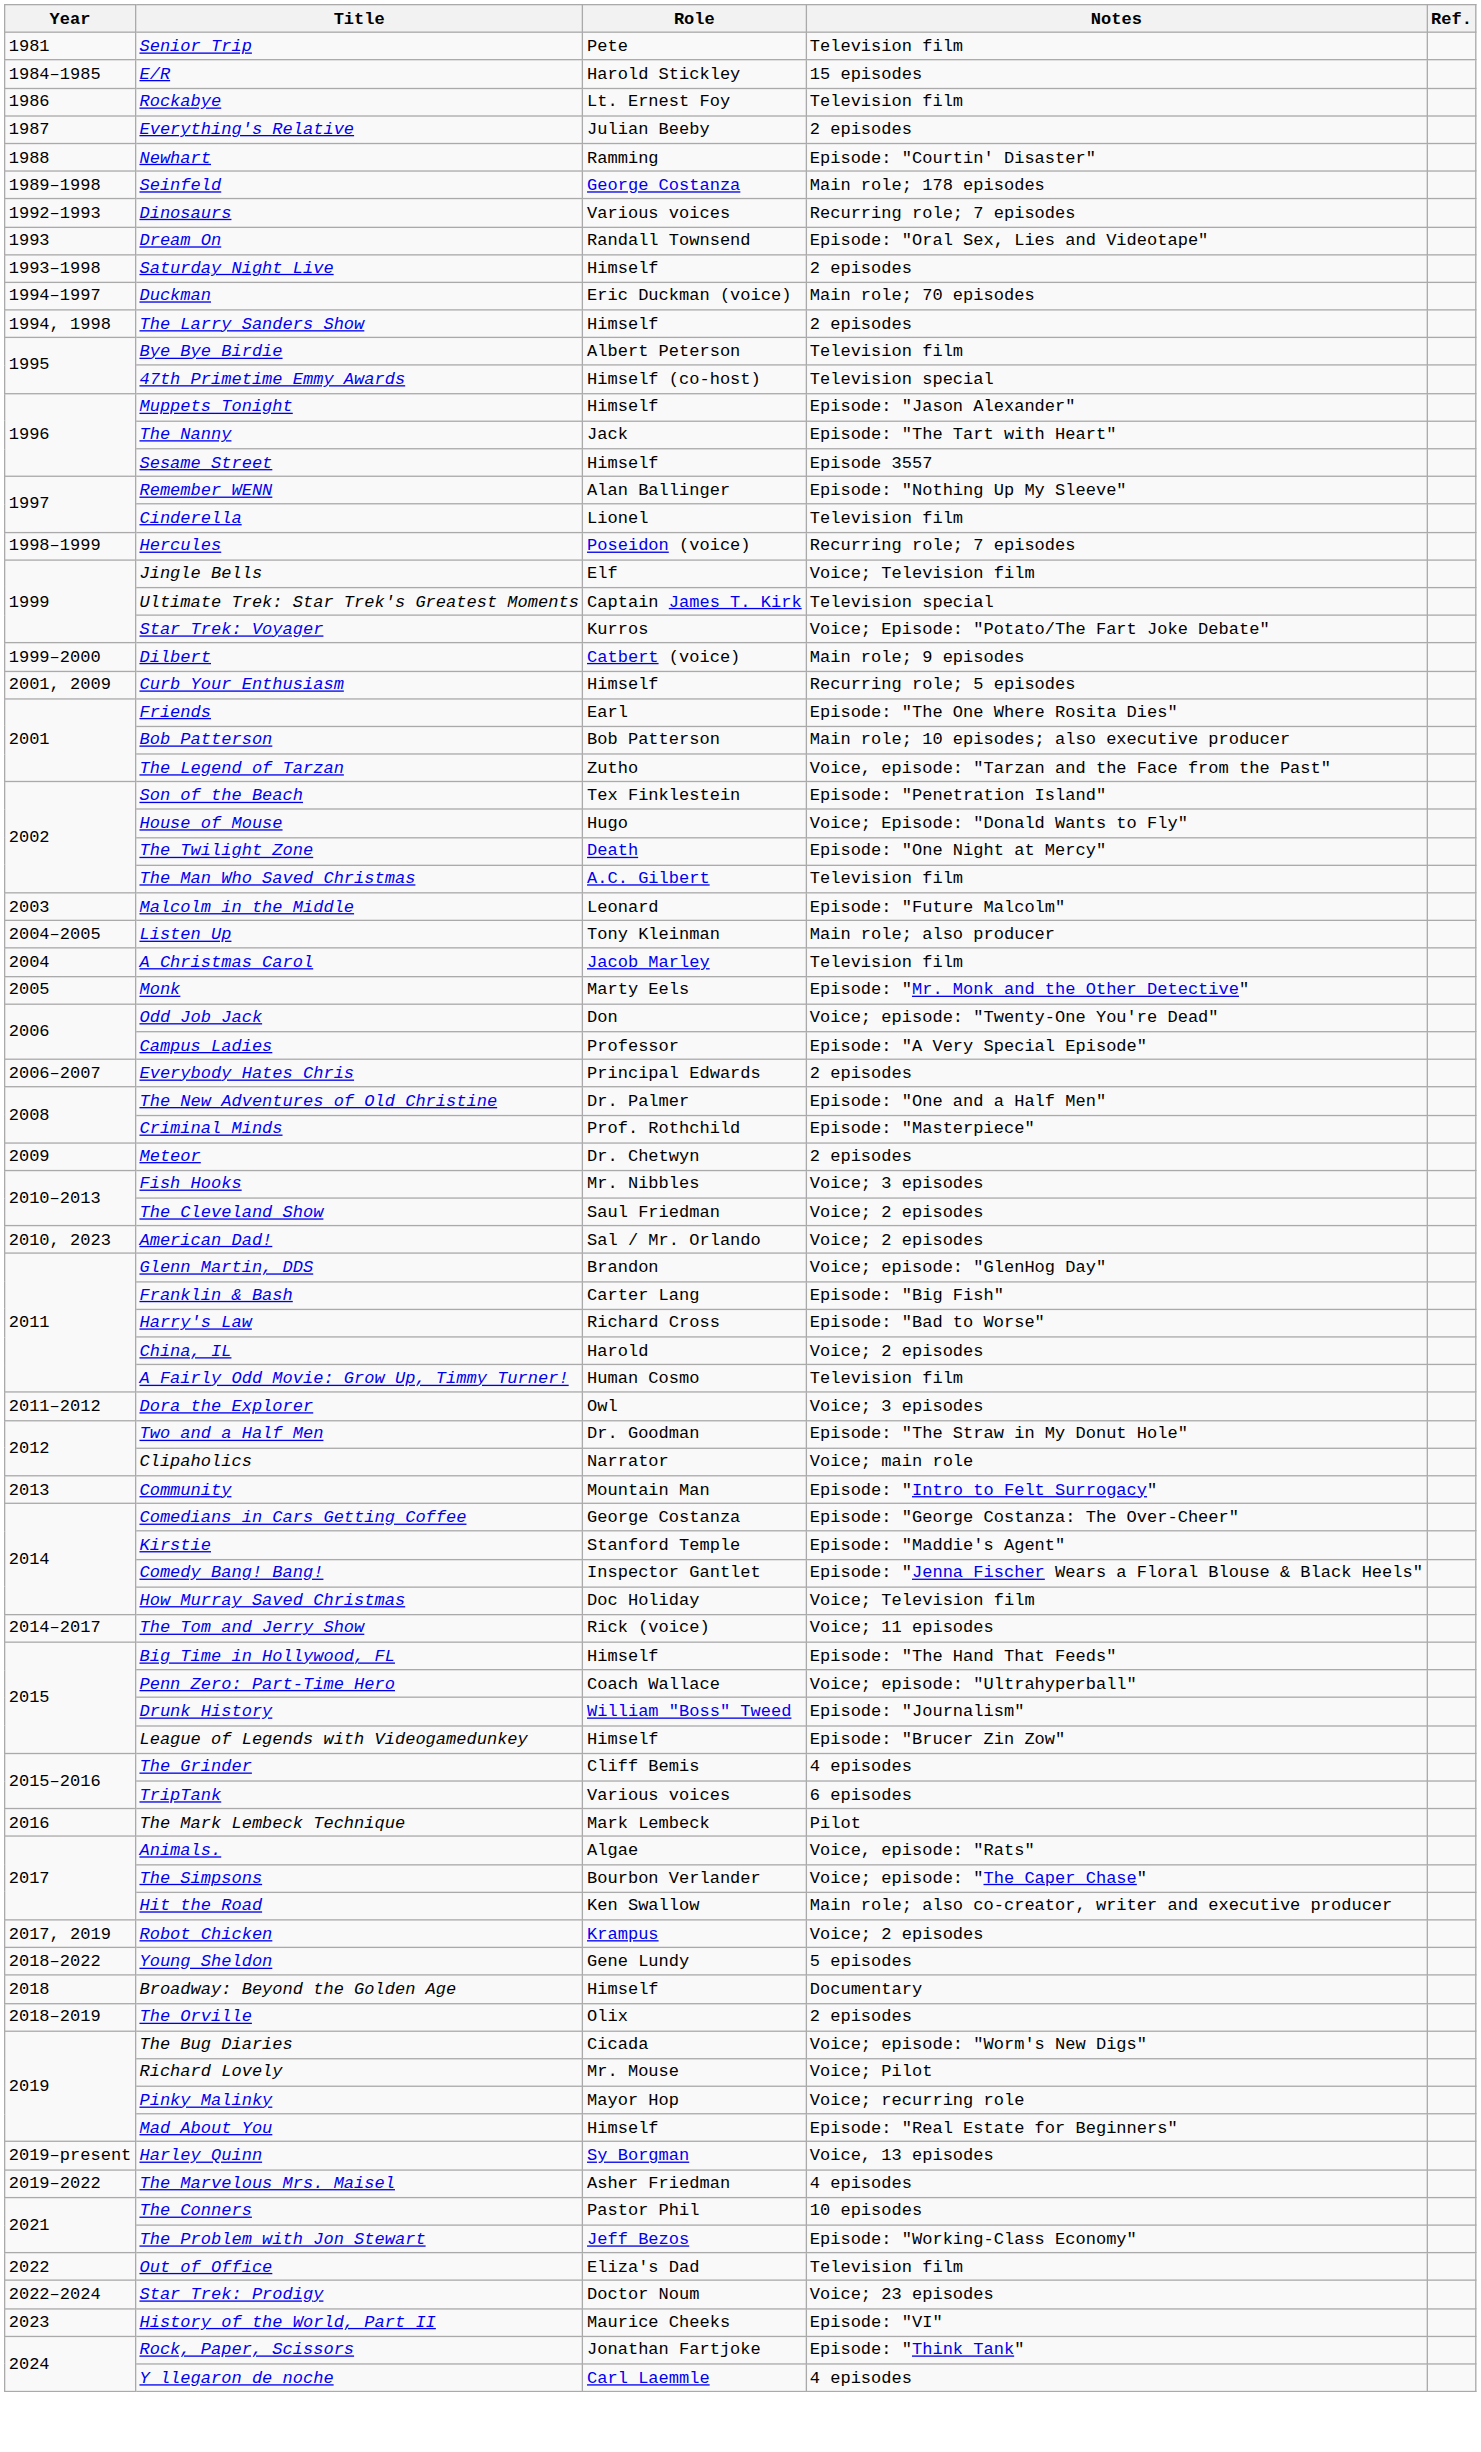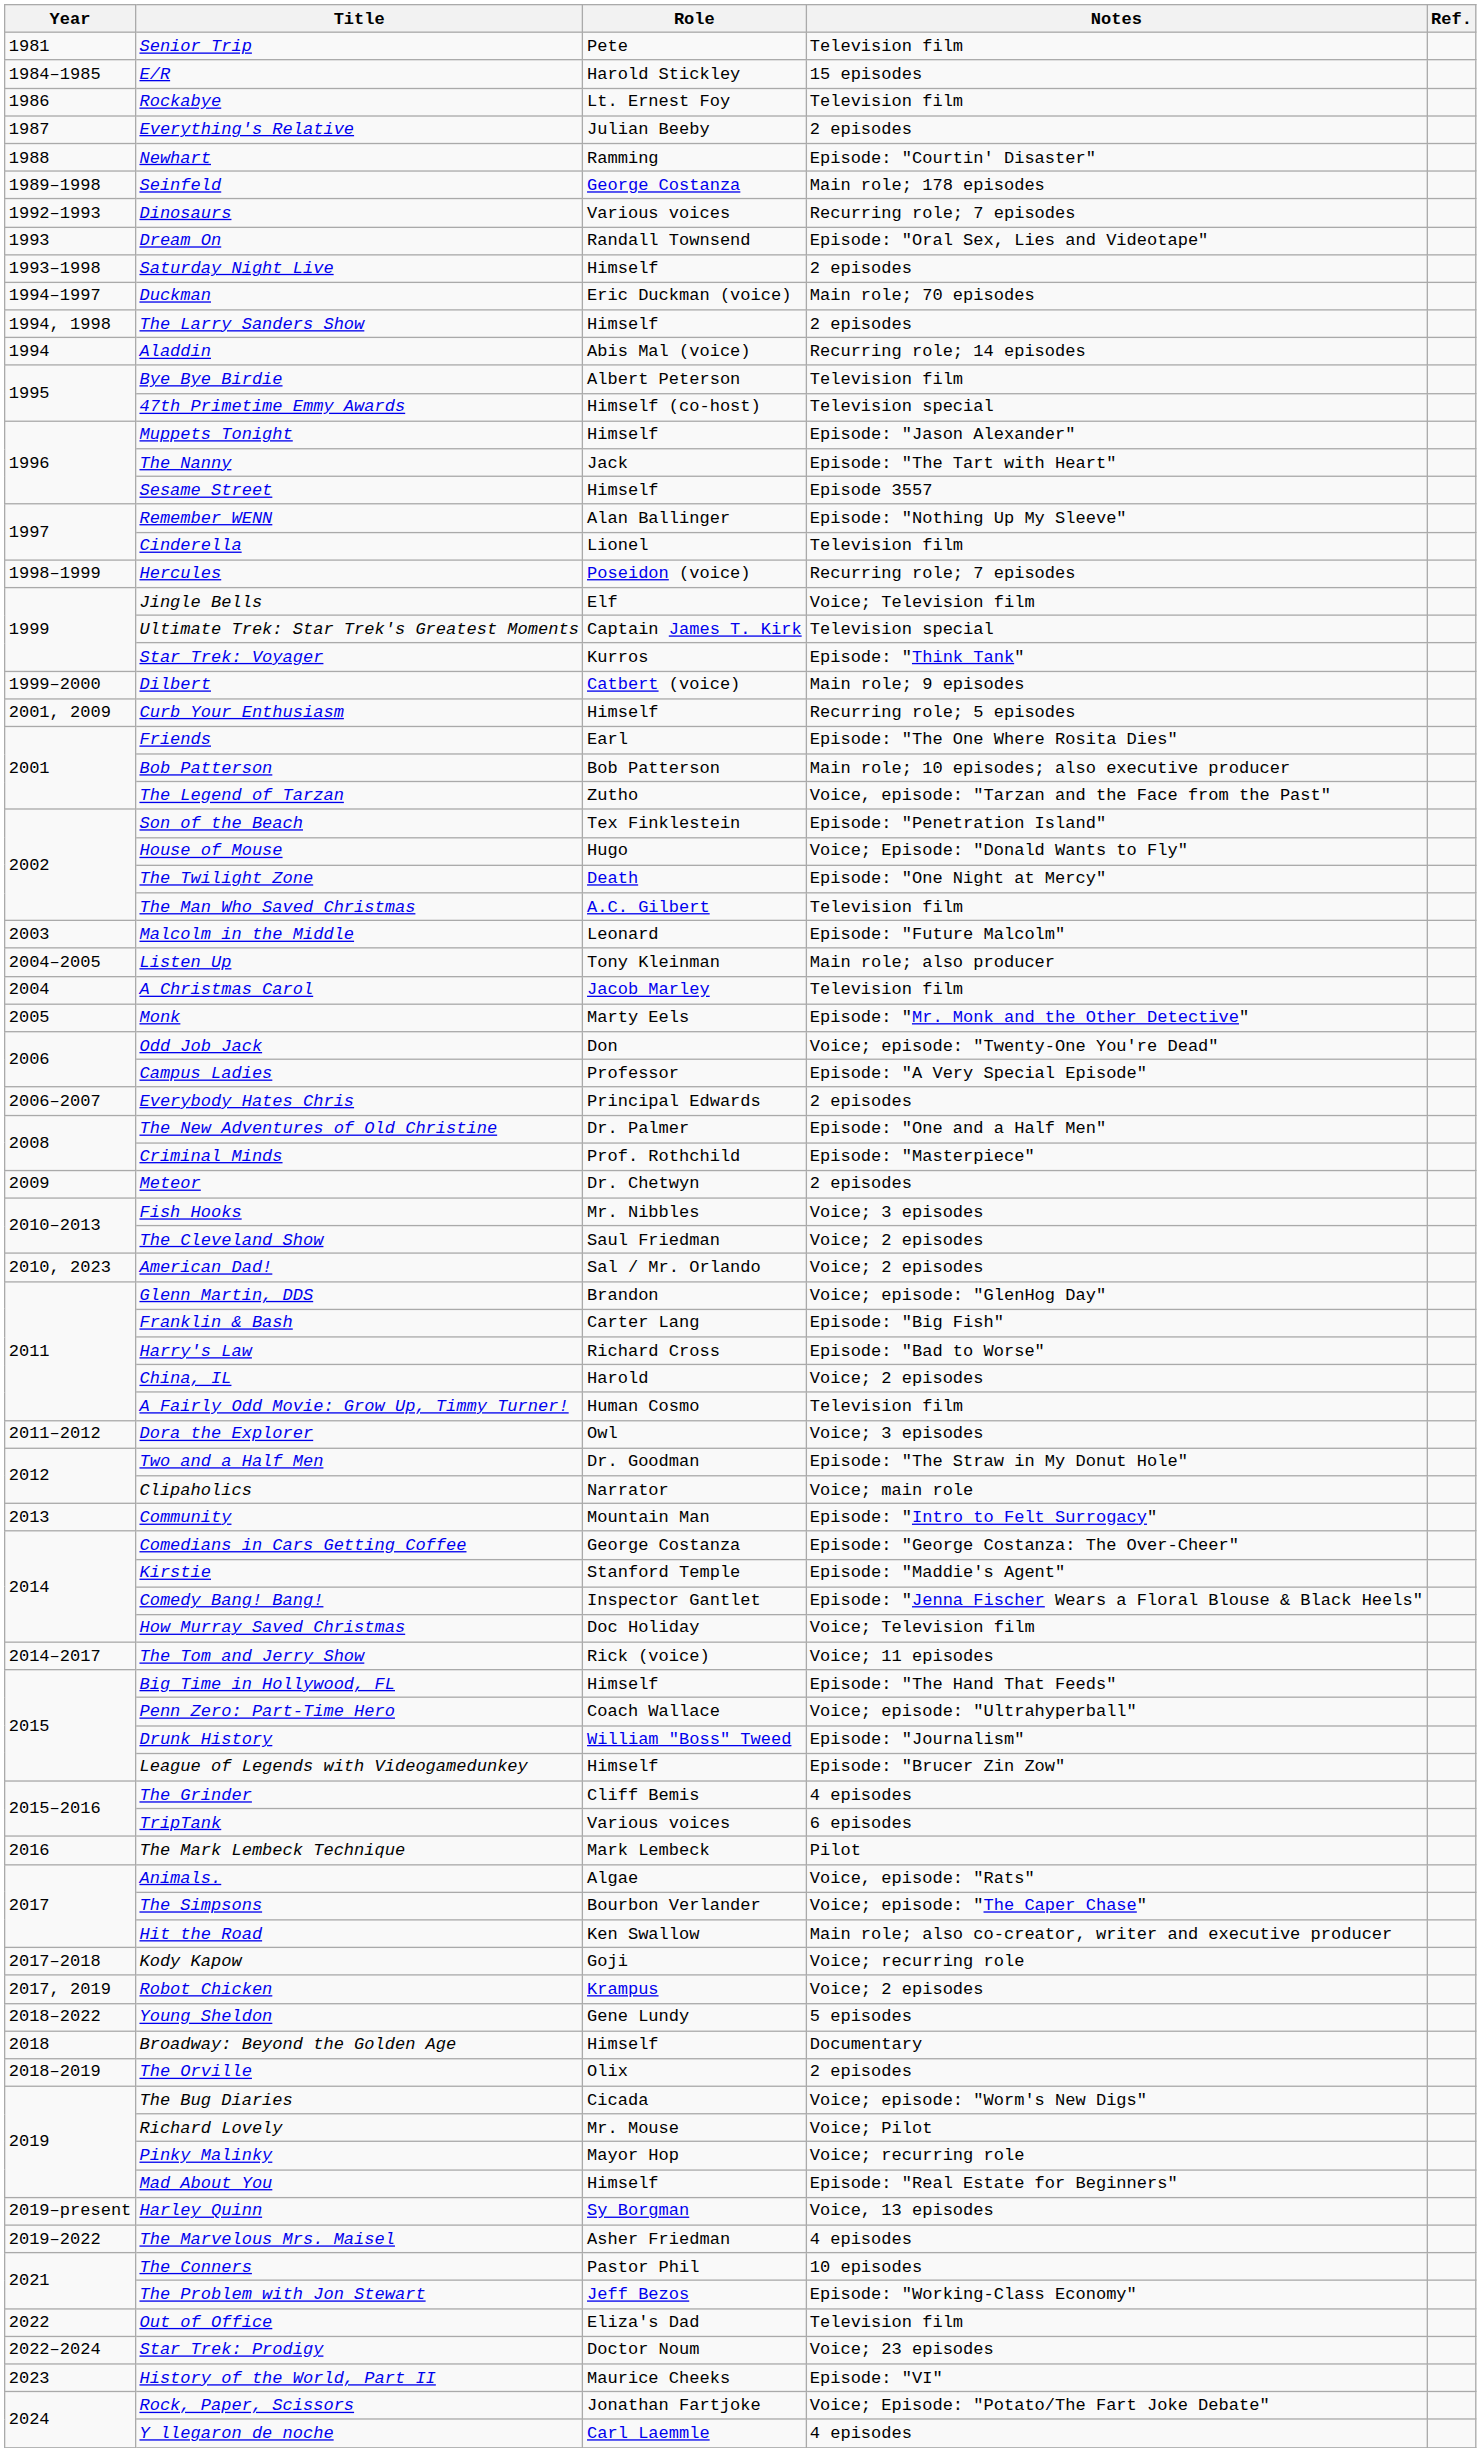+ row: (175, 352)
(1040, 629) Voice; Episode: "Potato/The Fart Joke Debate" -> (917, 657) Episode: "Think Tank"
+ row: (191, 1961)
(917, 2350) Episode: "Think Tank" -> (1040, 2406) Voice; Episode: "Potato/The Fart Joke Debate"
